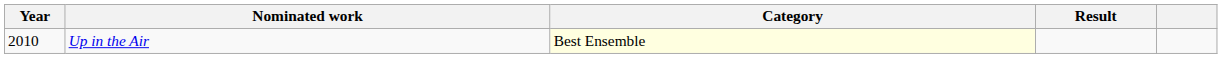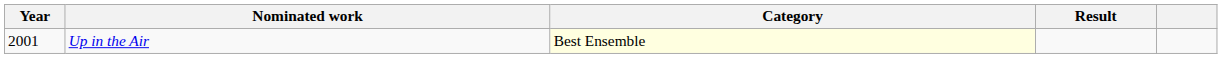(23, 41) 2010 -> (23, 41) 2001
